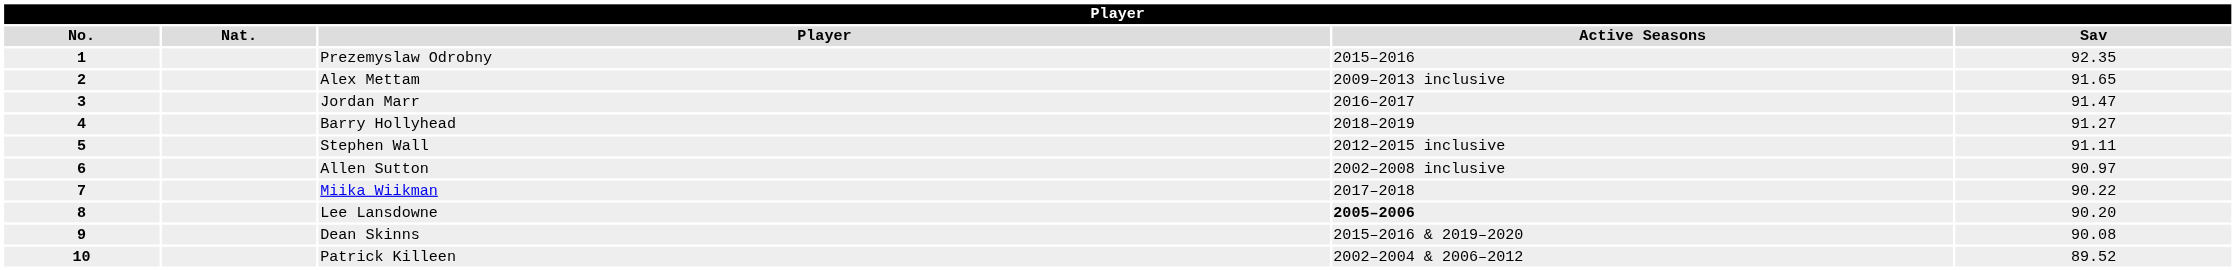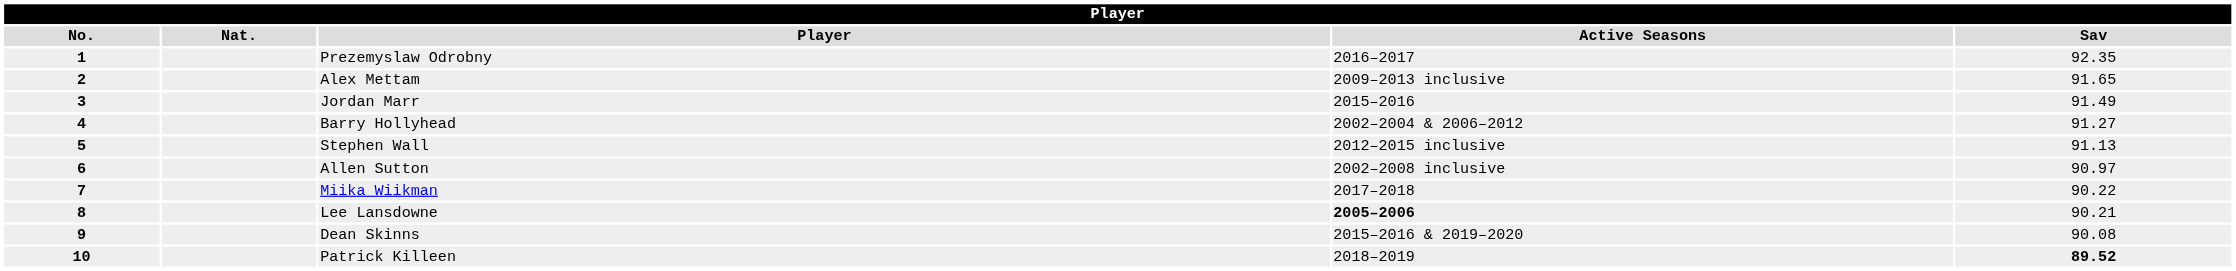(1374, 58) 2015–2016 -> (1374, 58) 2016–2017
(1374, 102) 2016–2017 -> (1374, 102) 2015–2016
(2094, 102) 91.47 -> (2094, 102) 91.49
(1374, 124) 2018–2019 -> (1428, 124) 2002–2004 & 2006–2012
(2094, 146) 91.11 -> (2094, 146) 91.13
(2094, 212) 90.20 -> (2094, 212) 90.21
(1428, 256) 2002–2004 & 2006–2012 -> (1374, 256) 2018–2019
(2094, 256) normal -> (2094, 256) bold
